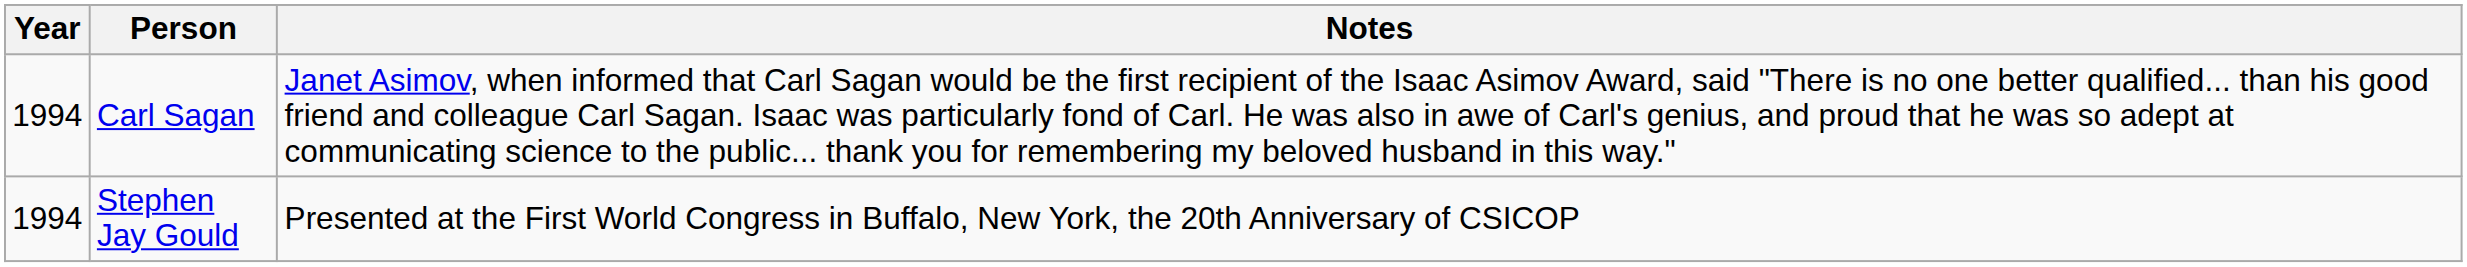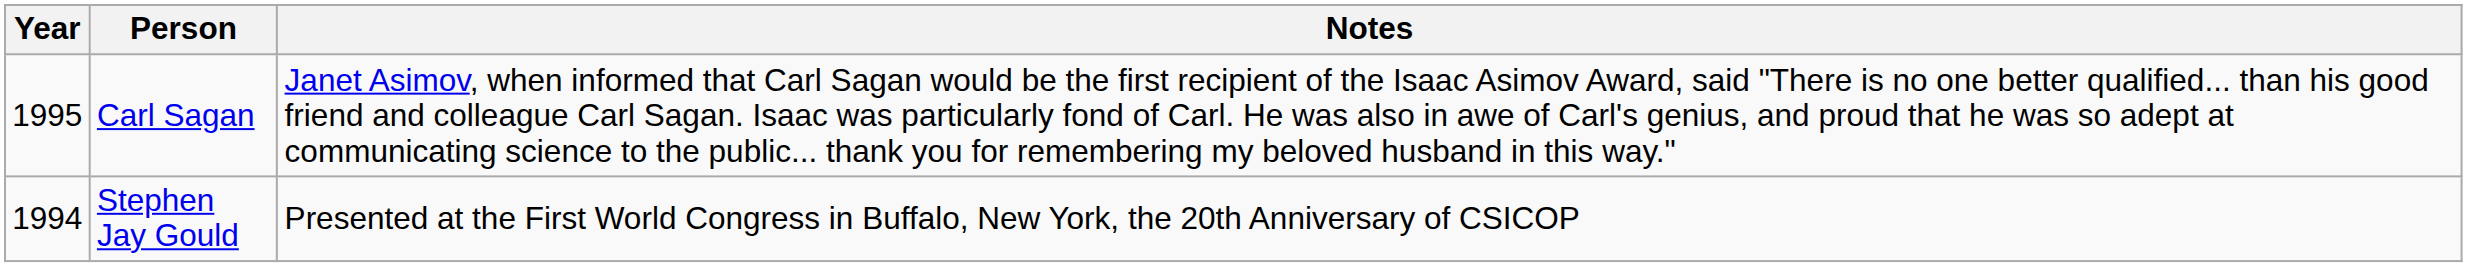(47, 114) 1994 -> (47, 114) 1995
